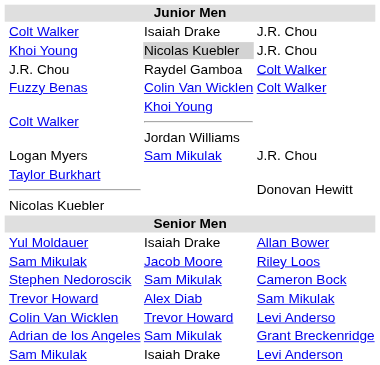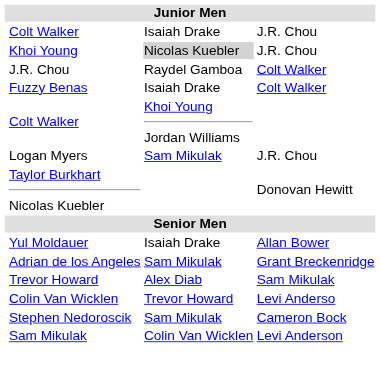(199, 88) Colin Van Wicklen -> (182, 88) Isaiah Drake
- row: (48, 261)
rows swapped: (70, 280) <-> (75, 336)
(182, 354) Isaiah Drake -> (199, 336) Colin Van Wicklen
